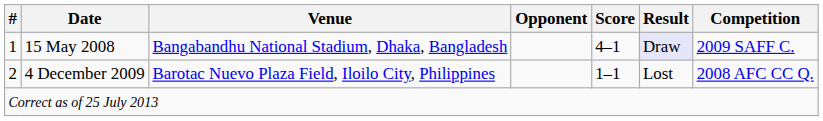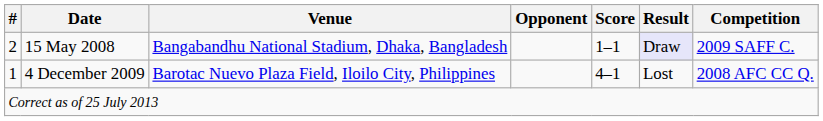(13, 46) 1 -> (13, 46) 2
(608, 46) 4–1 -> (608, 46) 1–1
(13, 74) 2 -> (13, 74) 1
(608, 74) 1–1 -> (608, 74) 4–1
